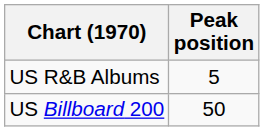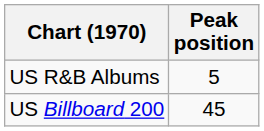(214, 109) 50 -> (214, 109) 45
